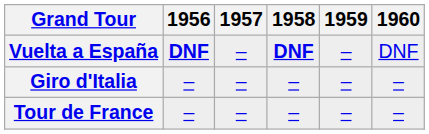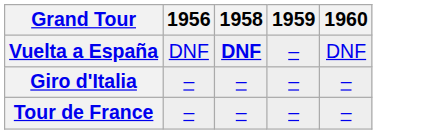- column: (241, 19)
(189, 50) bold -> (189, 50) normal
